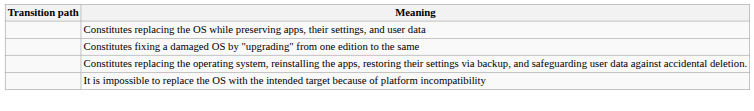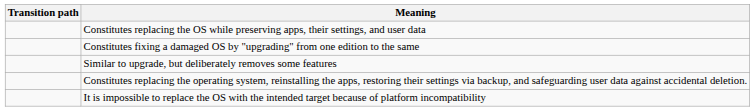+ row: (210, 64)
